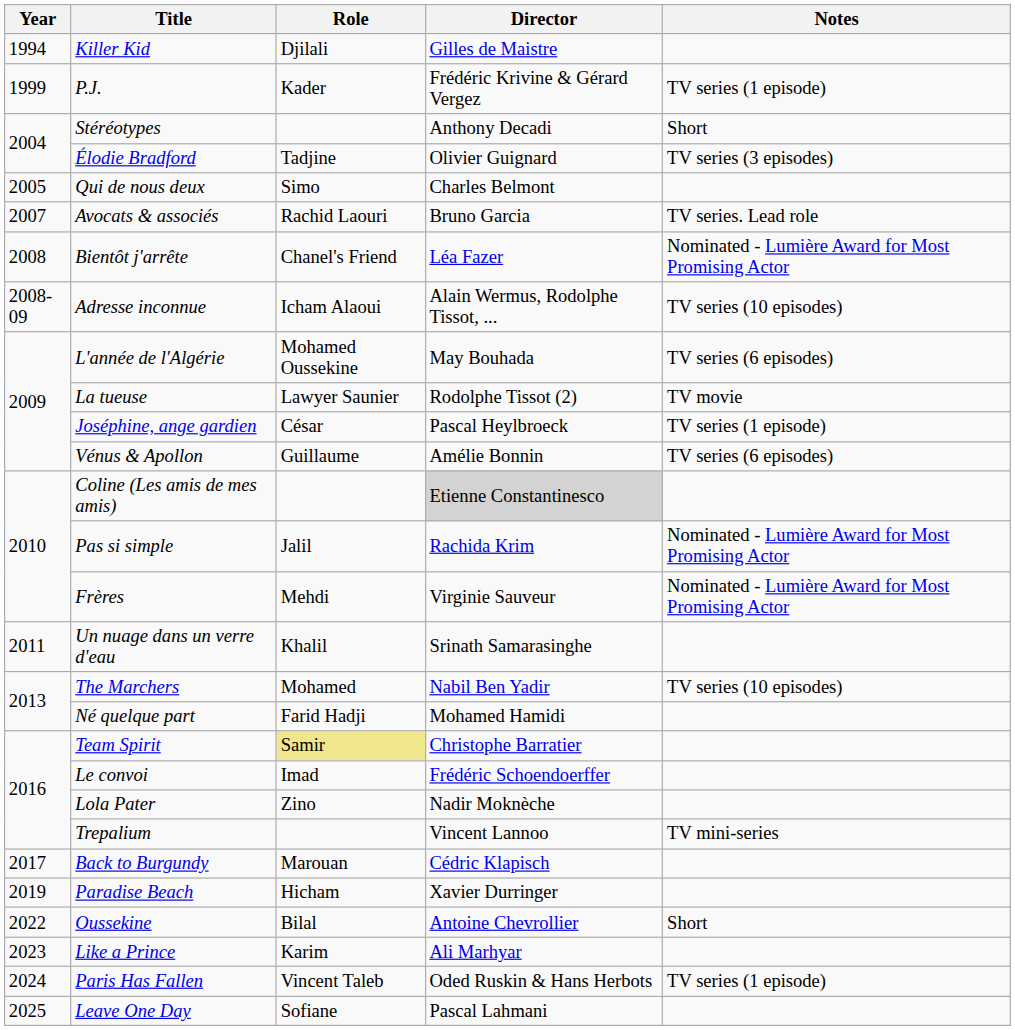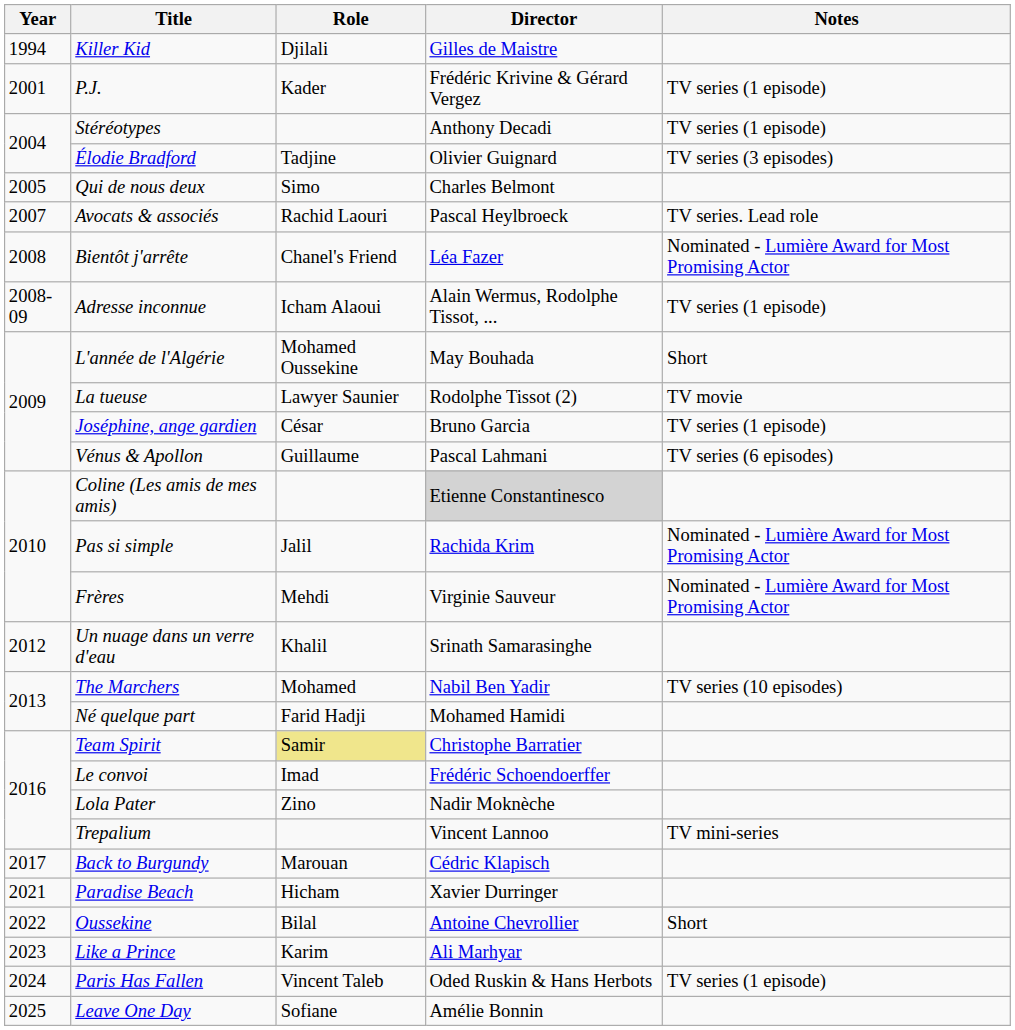(27, 88) 1999 -> (27, 88) 2001
(687, 128) Short -> (747, 128) TV series (1 episode)
(480, 216) Bruno Garcia -> (499, 216) Pascal Heylbroeck
(755, 306) TV series (10 episodes) -> (747, 306) TV series (1 episode)
(750, 357) TV series (6 episodes) -> (687, 357) Short
(499, 426) Pascal Heylbroeck -> (480, 426) Bruno Garcia
(486, 455) Amélie Bonnin -> (488, 455) Pascal Lahmani
(27, 646) 2011 -> (27, 646) 2012
(27, 892) 2019 -> (27, 892) 2021
(488, 1010) Pascal Lahmani -> (486, 1010) Amélie Bonnin
